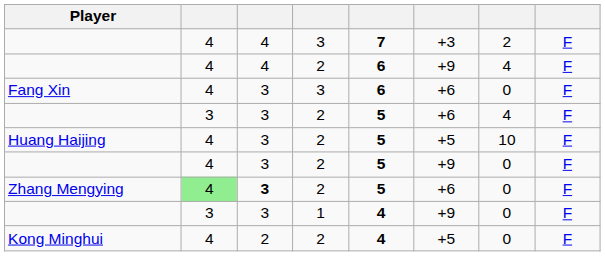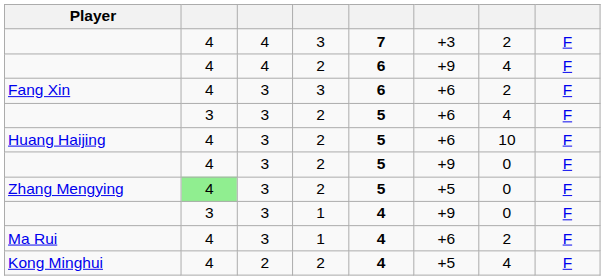(507, 90) 0 -> (507, 90) 2
(446, 139) +5 -> (446, 139) +6
(265, 189) bold -> (265, 189) normal
(446, 189) +6 -> (446, 189) +5
+ row: (33, 238)
(507, 238) 0 -> (507, 262) 4
